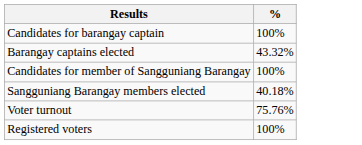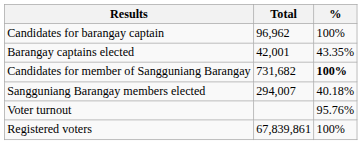+ column: (284, 14)
(275, 52) 43.32% -> (335, 52) 43.35%
(270, 71) normal -> (332, 71) bold
(275, 110) 75.76% -> (335, 110) 95.76%
